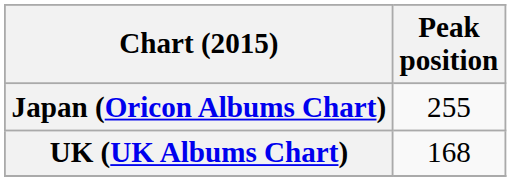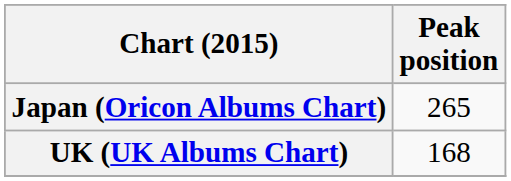(449, 106) 255 -> (449, 106) 265
